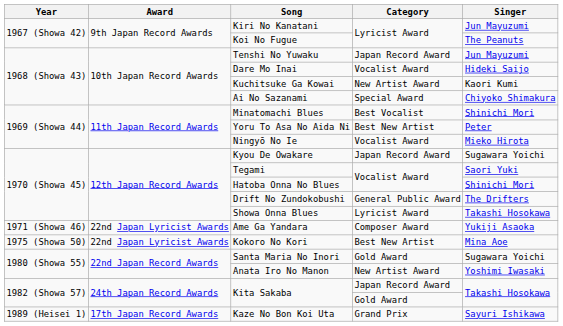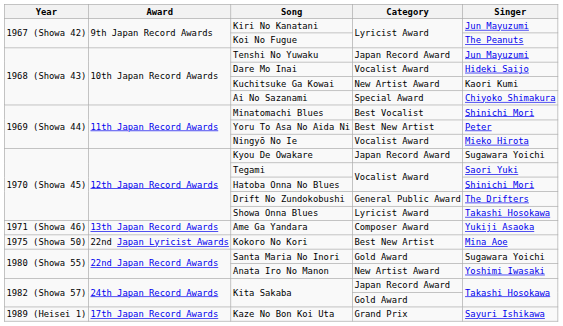(160, 228) 22nd Japan Lyricist Awards -> (154, 228) 13th Japan Record Awards
